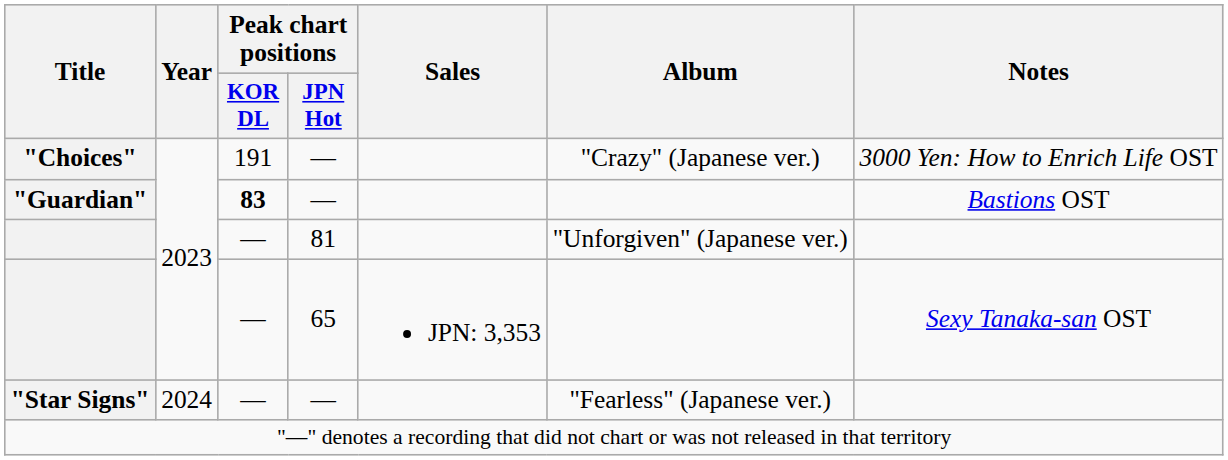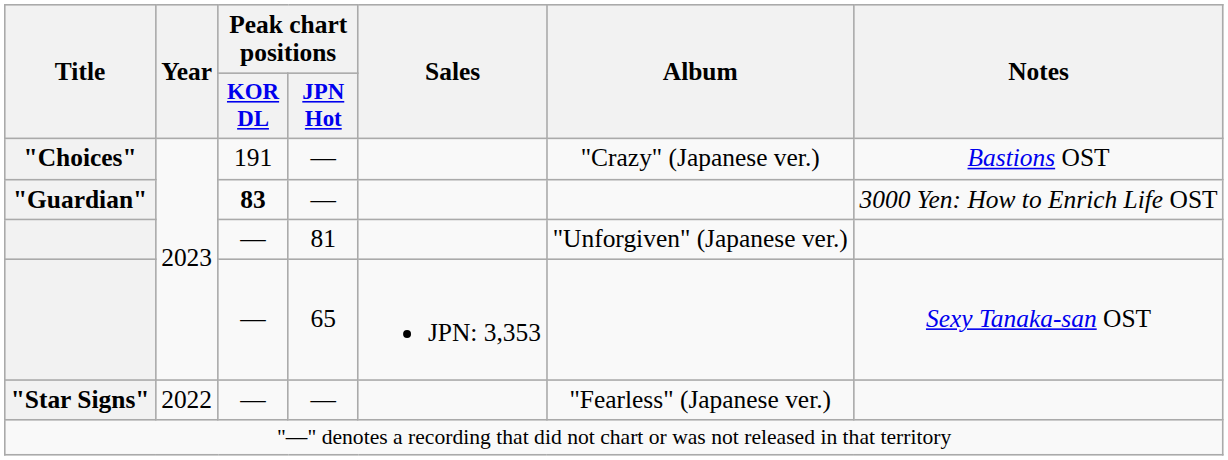(1039, 158) 3000 Yen: How to Enrich Life OST -> (1039, 158) Bastions OST
(1039, 198) Bastions OST -> (1039, 198) 3000 Yen: How to Enrich Life OST
(187, 399) 2024 -> (187, 399) 2022
